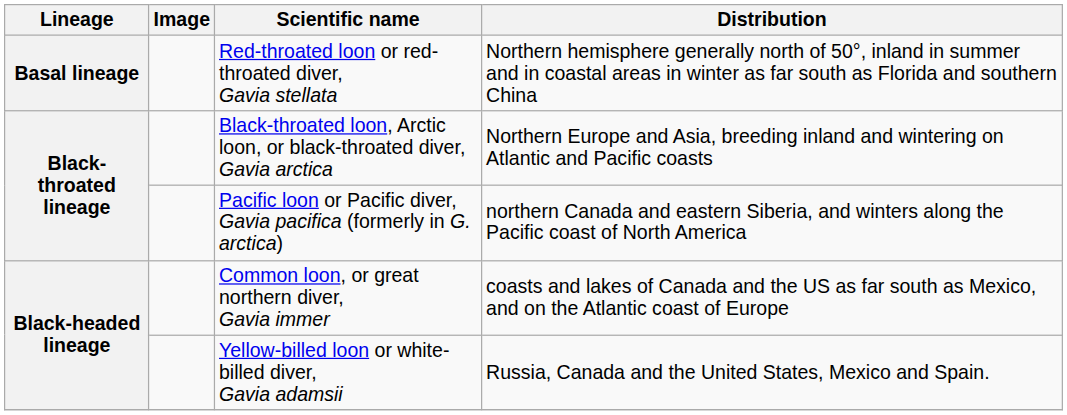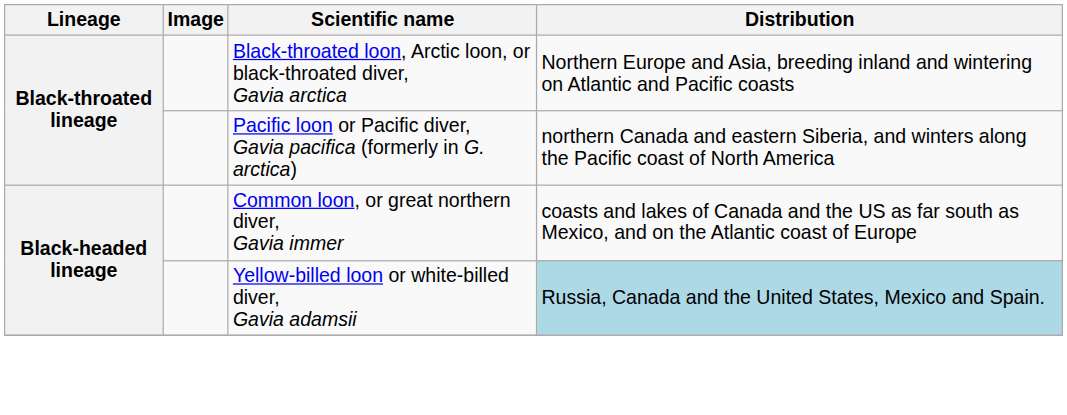- row: (329, 72)
(738, 372) no background -> (793, 297) lightblue background
